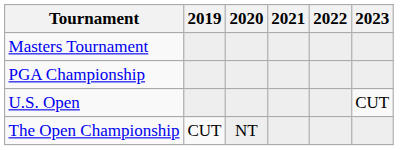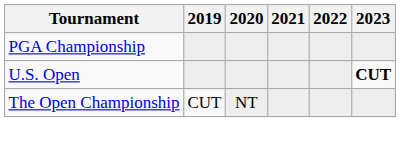- row: (78, 46)
(372, 102) normal -> (373, 74) bold
